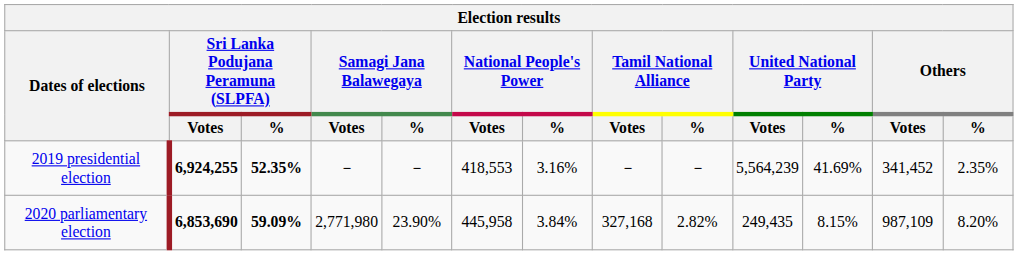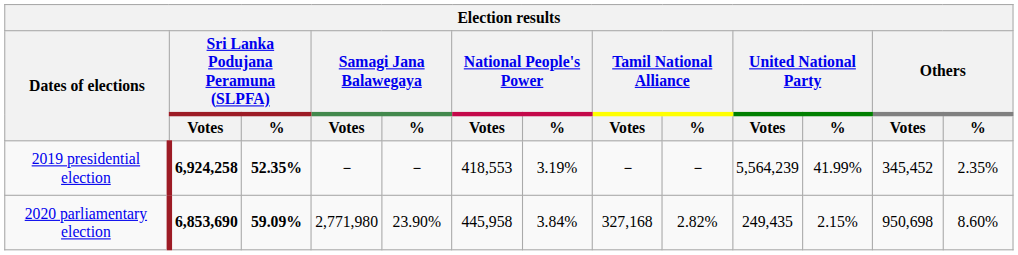(206, 168) 6,924,255 -> (206, 168) 6,924,258
(557, 168) 3.16% -> (557, 168) 3.19%
(838, 168) 41.69% -> (838, 168) 41.99%
(908, 168) 341,452 -> (908, 168) 345,452
(838, 223) 8.15% -> (838, 223) 2.15%
(908, 223) 987,109 -> (908, 223) 950,698
(978, 223) 8.20% -> (978, 223) 8.60%
